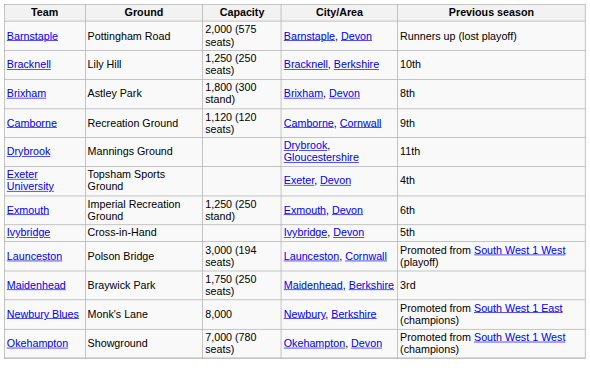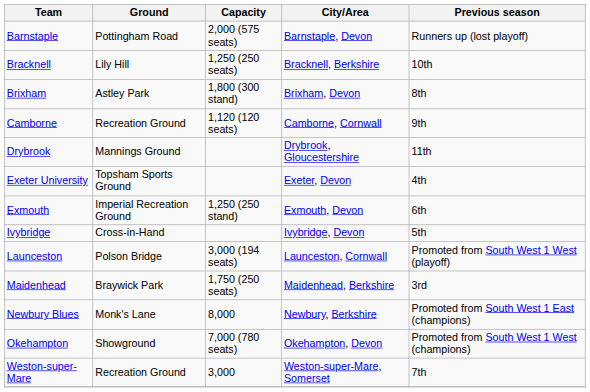+ row: (42, 372)
